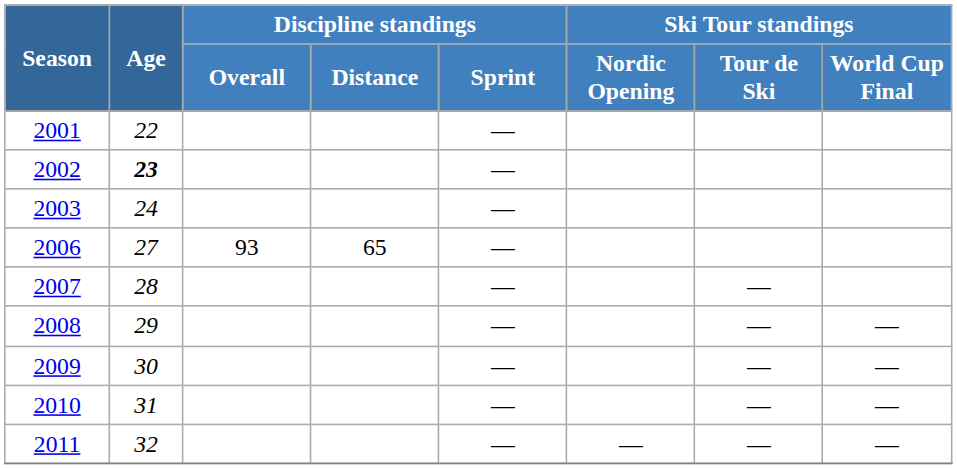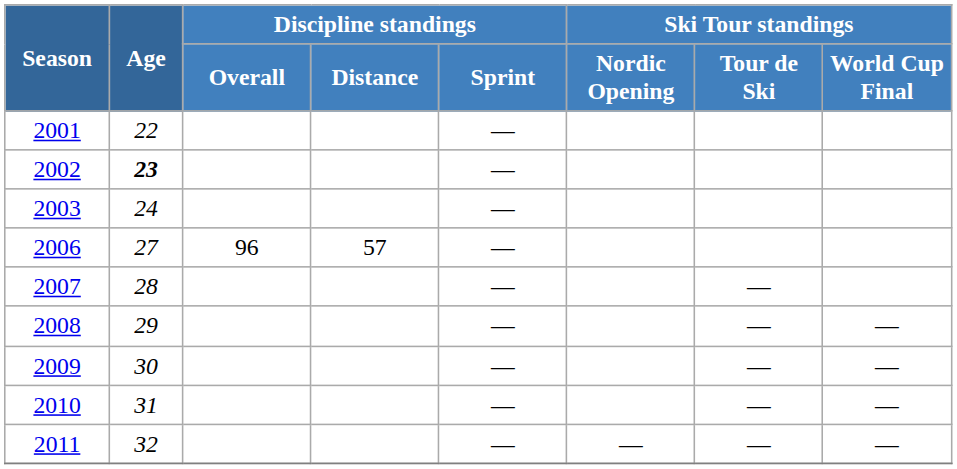(247, 247) 93 -> (247, 247) 96
(375, 247) 65 -> (375, 247) 57
